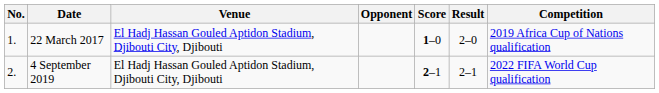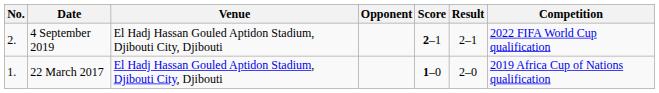rows swapped: (67, 39) <-> (61, 72)
